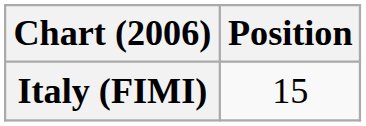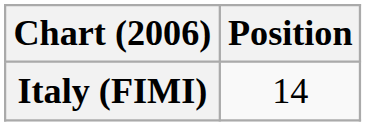(290, 90) 15 -> (290, 90) 14
